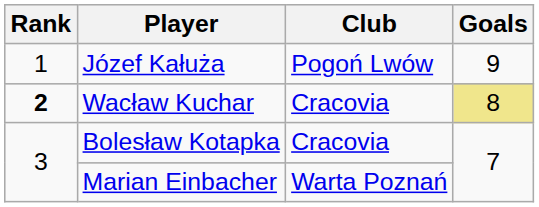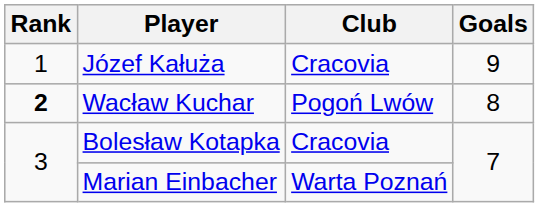(362, 63) Pogoń Lwów -> (340, 63) Cracovia
(340, 102) Cracovia -> (362, 102) Pogoń Lwów
(493, 102) khaki background -> (493, 102) no background
